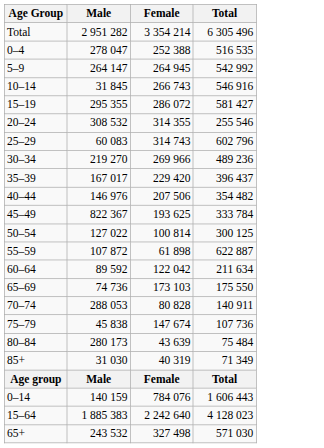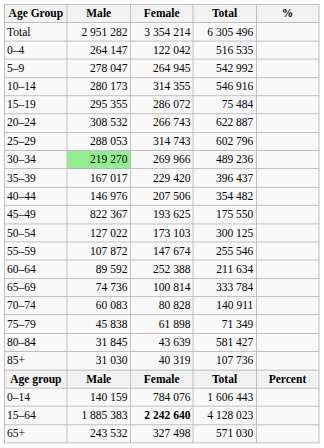+ column: (287, 13)
(109, 50) 278 047 -> (109, 50) 264 147
(172, 50) 252 388 -> (172, 50) 122 042
(109, 68) 264 147 -> (109, 68) 278 047
(112, 86) 31 845 -> (109, 86) 280 173
(172, 86) 266 743 -> (172, 86) 314 355
(235, 104) 581 427 -> (238, 104) 75 484
(172, 123) 314 355 -> (172, 123) 266 743
(235, 123) 255 546 -> (235, 123) 622 887
(112, 141) 60 083 -> (109, 141) 288 053
(109, 159) no background -> (109, 159) lightgreen background
(235, 214) 333 784 -> (235, 214) 175 550
(172, 232) 100 814 -> (172, 232) 173 103
(175, 251) 61 898 -> (172, 251) 147 674
(235, 251) 622 887 -> (235, 251) 255 546
(172, 269) 122 042 -> (172, 269) 252 388
(172, 287) 173 103 -> (172, 287) 100 814
(235, 287) 175 550 -> (235, 287) 333 784
(109, 305) 288 053 -> (112, 305) 60 083
(172, 324) 147 674 -> (175, 324) 61 898
(235, 324) 107 736 -> (238, 324) 71 349
(109, 342) 280 173 -> (112, 342) 31 845
(238, 342) 75 484 -> (235, 342) 581 427
(238, 360) 71 349 -> (235, 360) 107 736
(167, 415) normal -> (167, 415) bold
